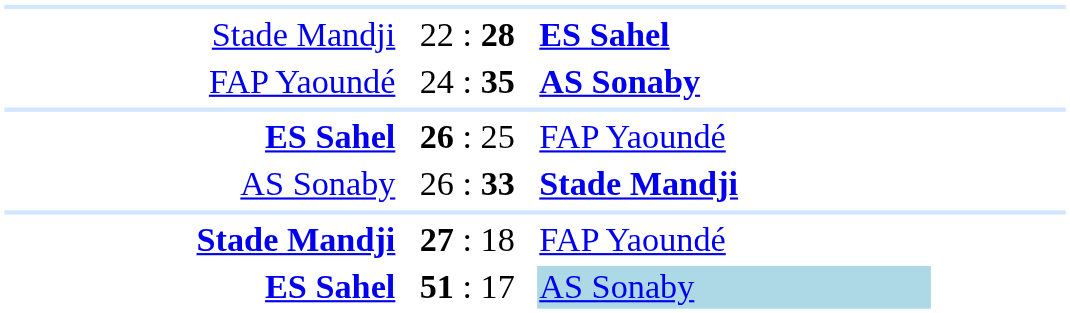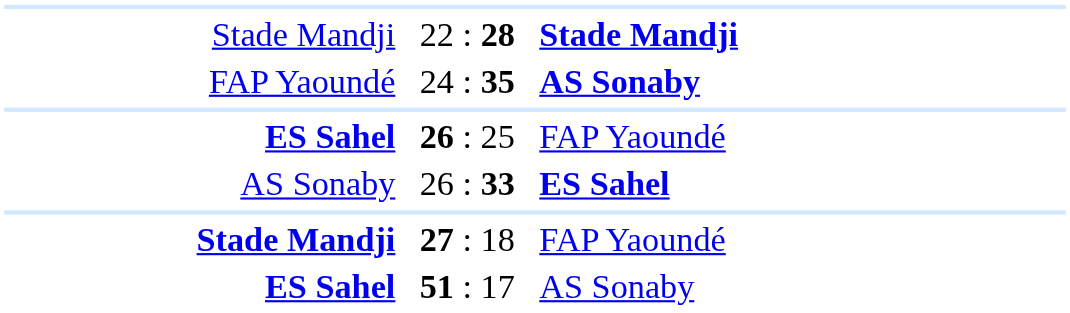(604, 34) ES Sahel -> (639, 34) Stade Mandji
(639, 184) Stade Mandji -> (604, 184) ES Sahel
(617, 286) lightblue background -> (617, 286) no background
